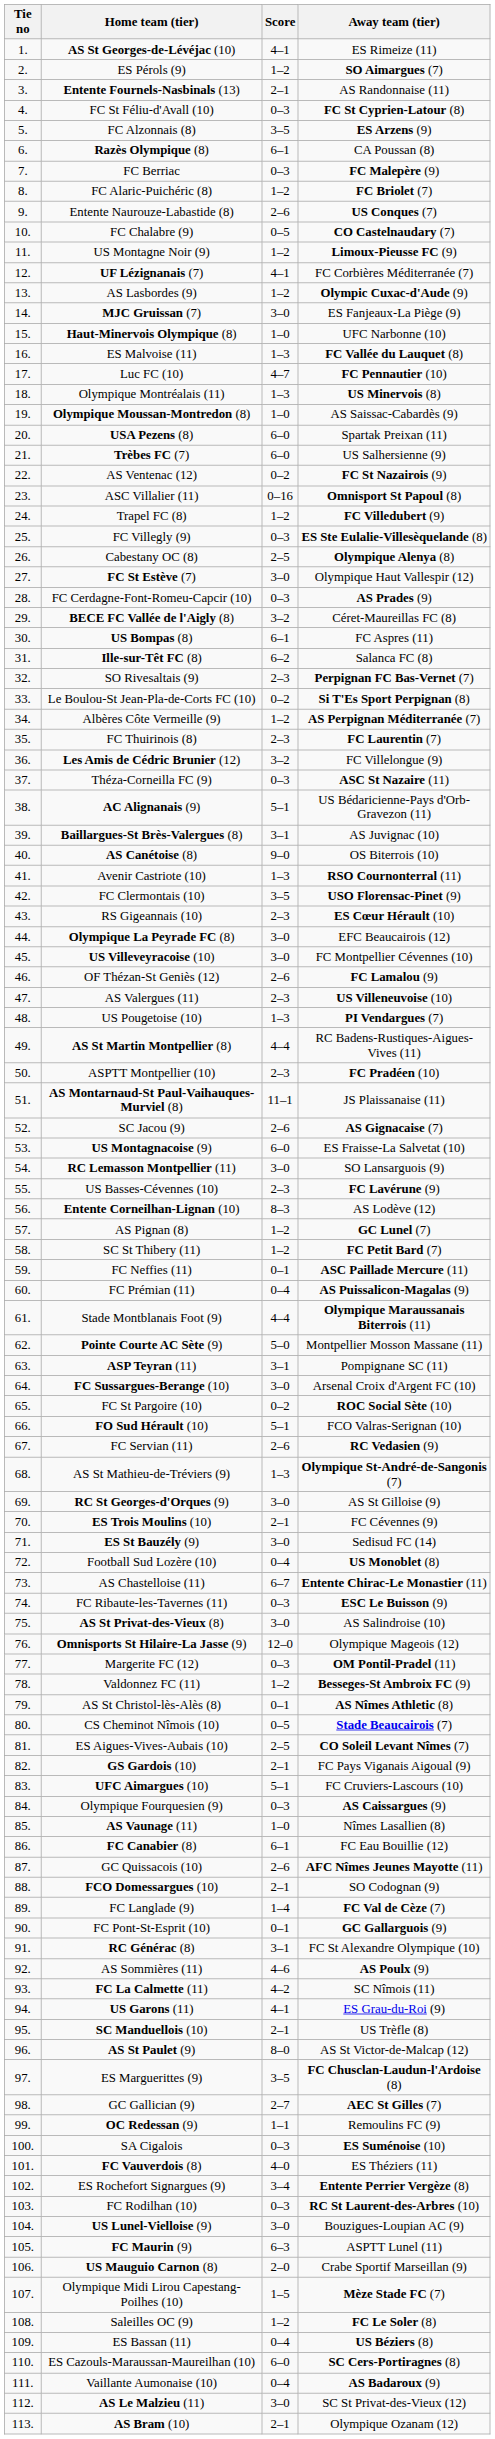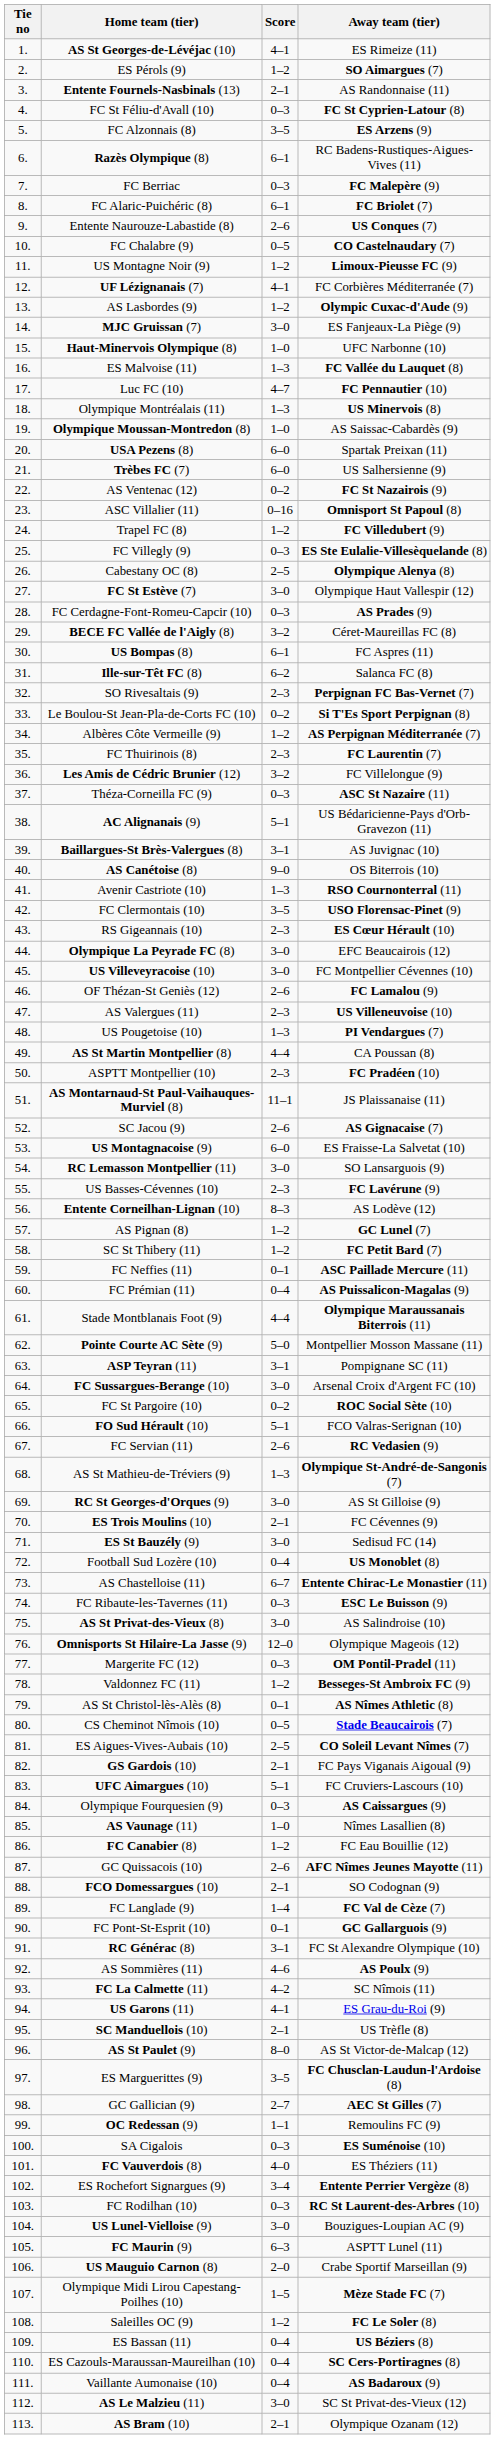(394, 150) CA Poussan (8) -> (394, 158) RC Badens-Rustiques-Aigues-Vives (11)
(280, 191) 1–2 -> (280, 205) 6–1
(394, 1045) RC Badens-Rustiques-Aigues-Vives (11) -> (394, 1052) CA Poussan (8)
(280, 1846) 6–1 -> (280, 1846) 1–2
(280, 2362) 6–0 -> (280, 2362) 0–4
